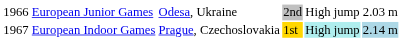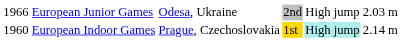(16, 29) 1967 -> (16, 29) 1960
(380, 29) lightblue background -> (380, 29) no background
